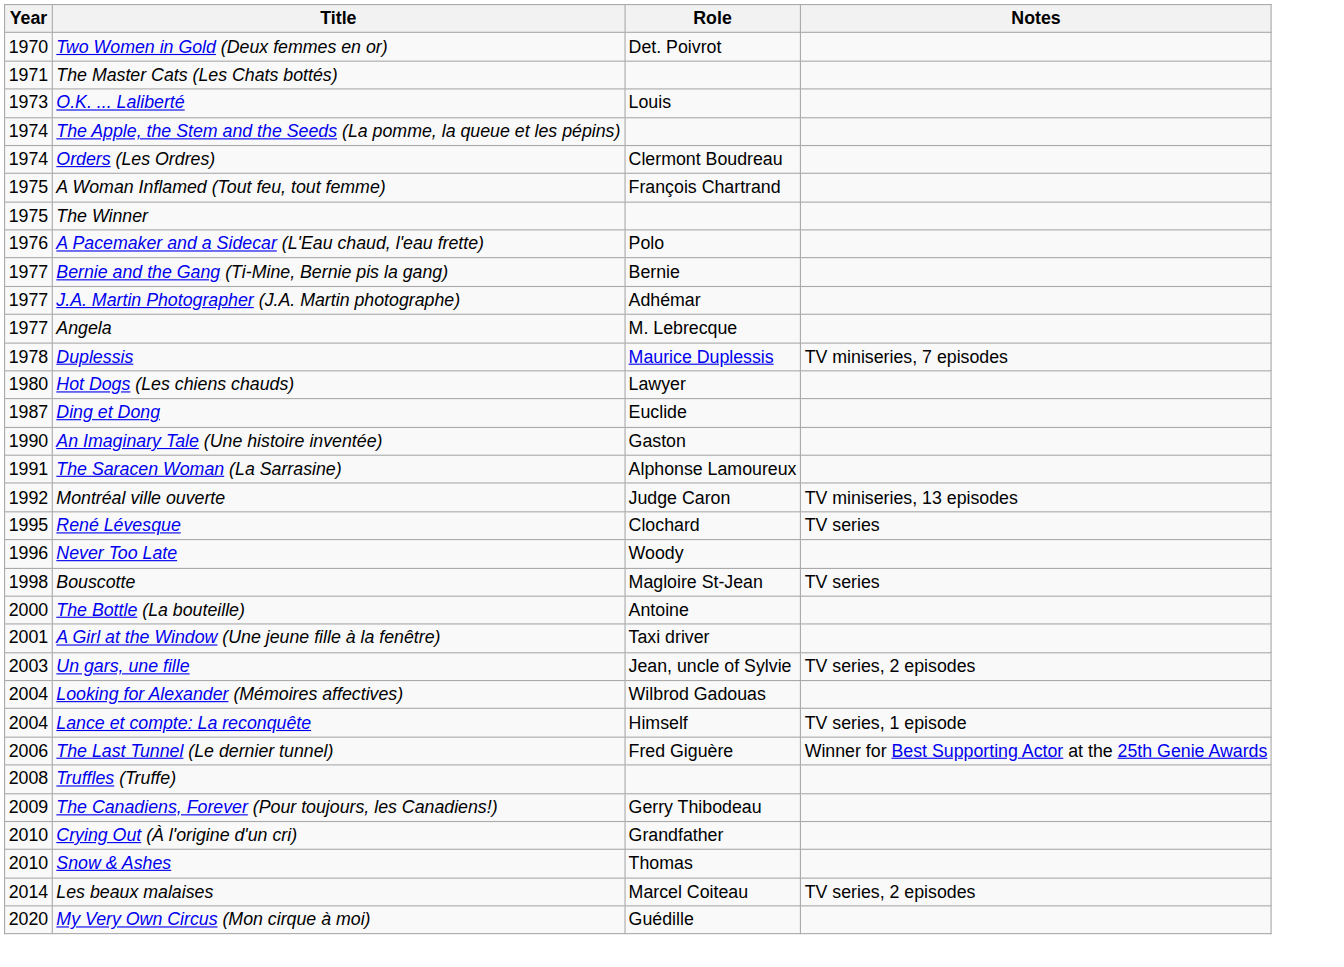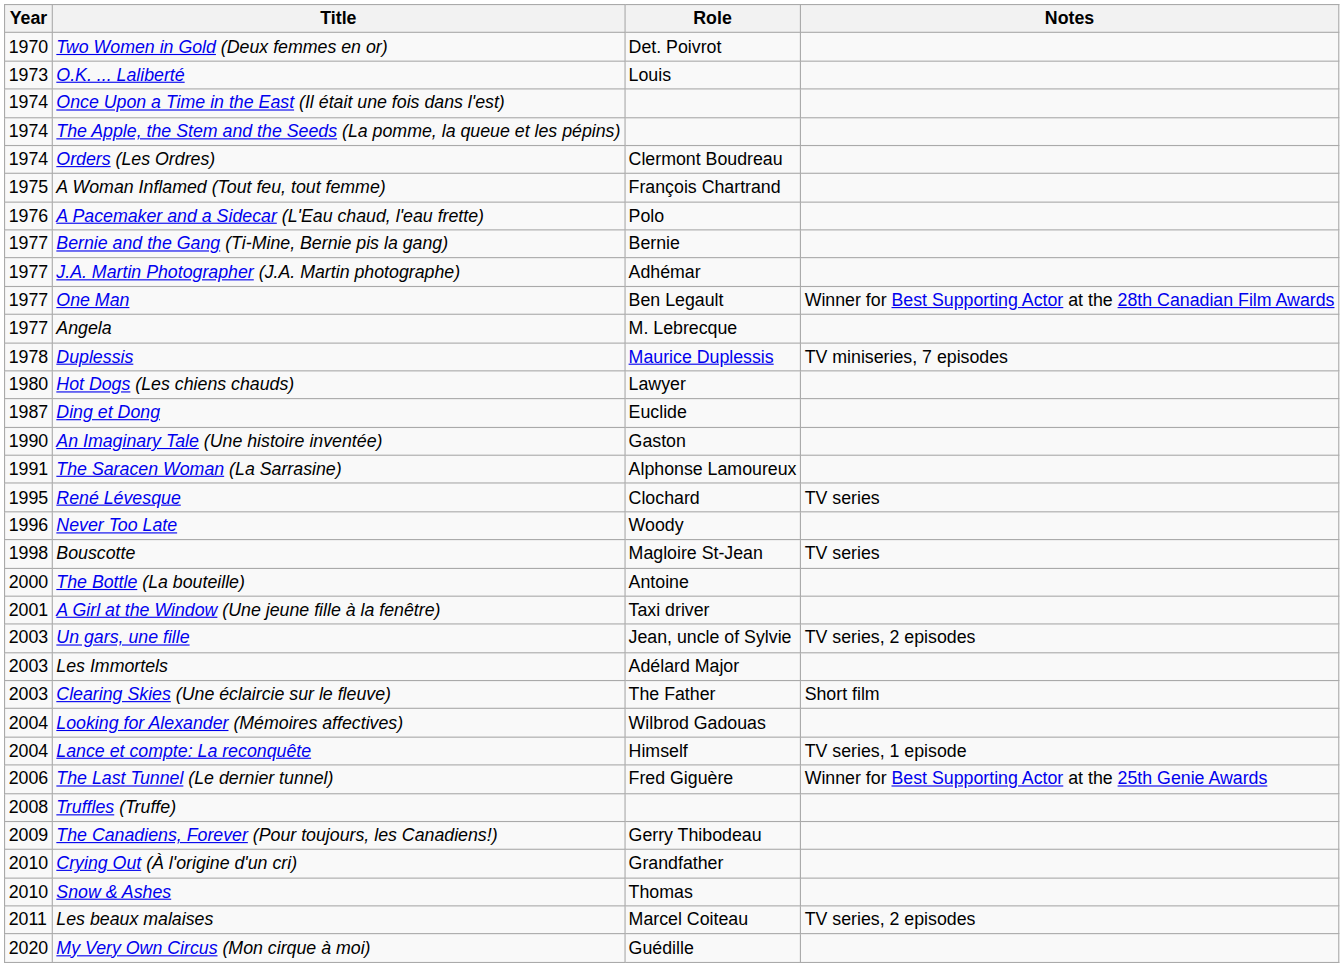- row: (197, 74)
+ row: (281, 103)
- row: (102, 215)
+ row: (93, 300)
- row: (141, 497)
+ row: (112, 666)
+ row: (224, 694)
(28, 891) 2014 -> (28, 919) 2011
